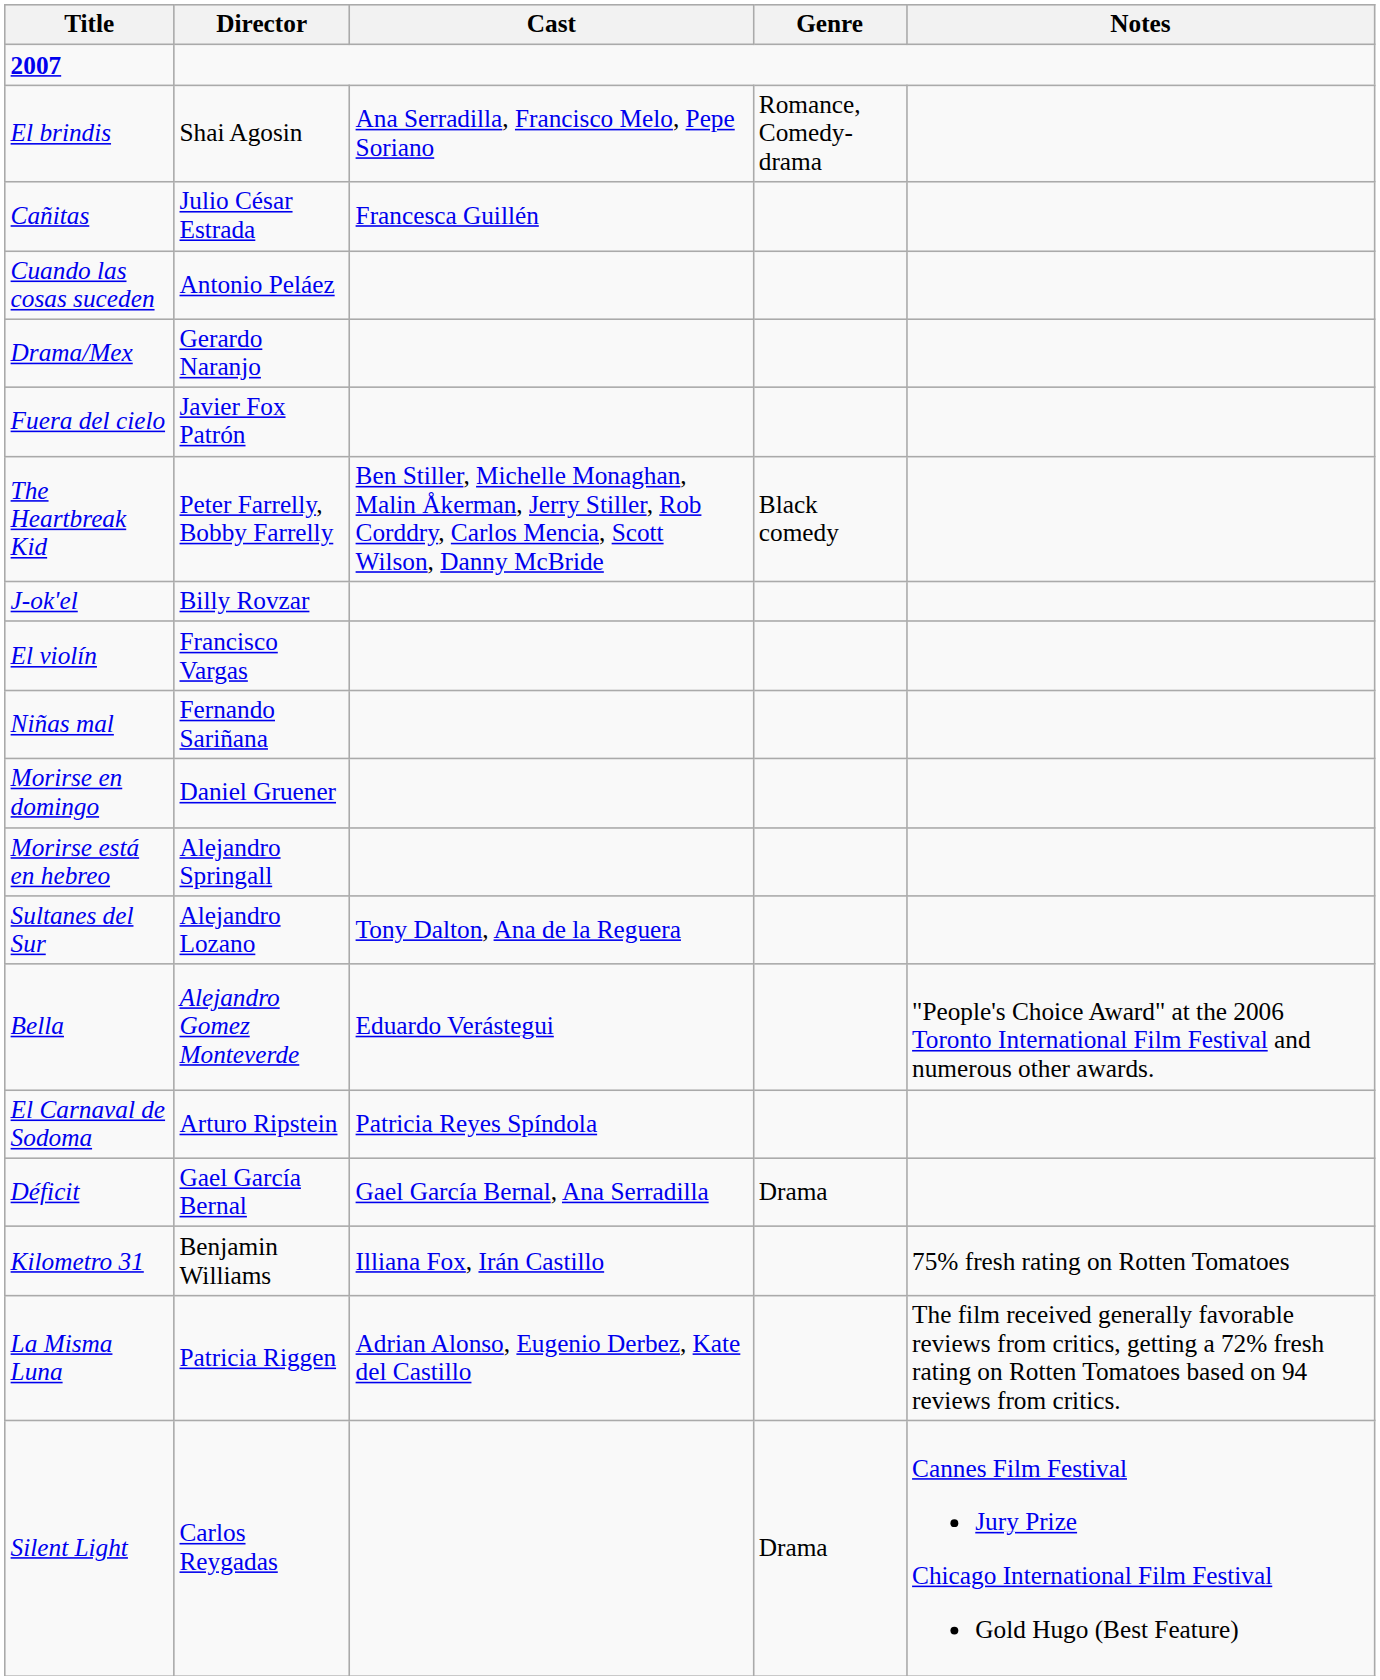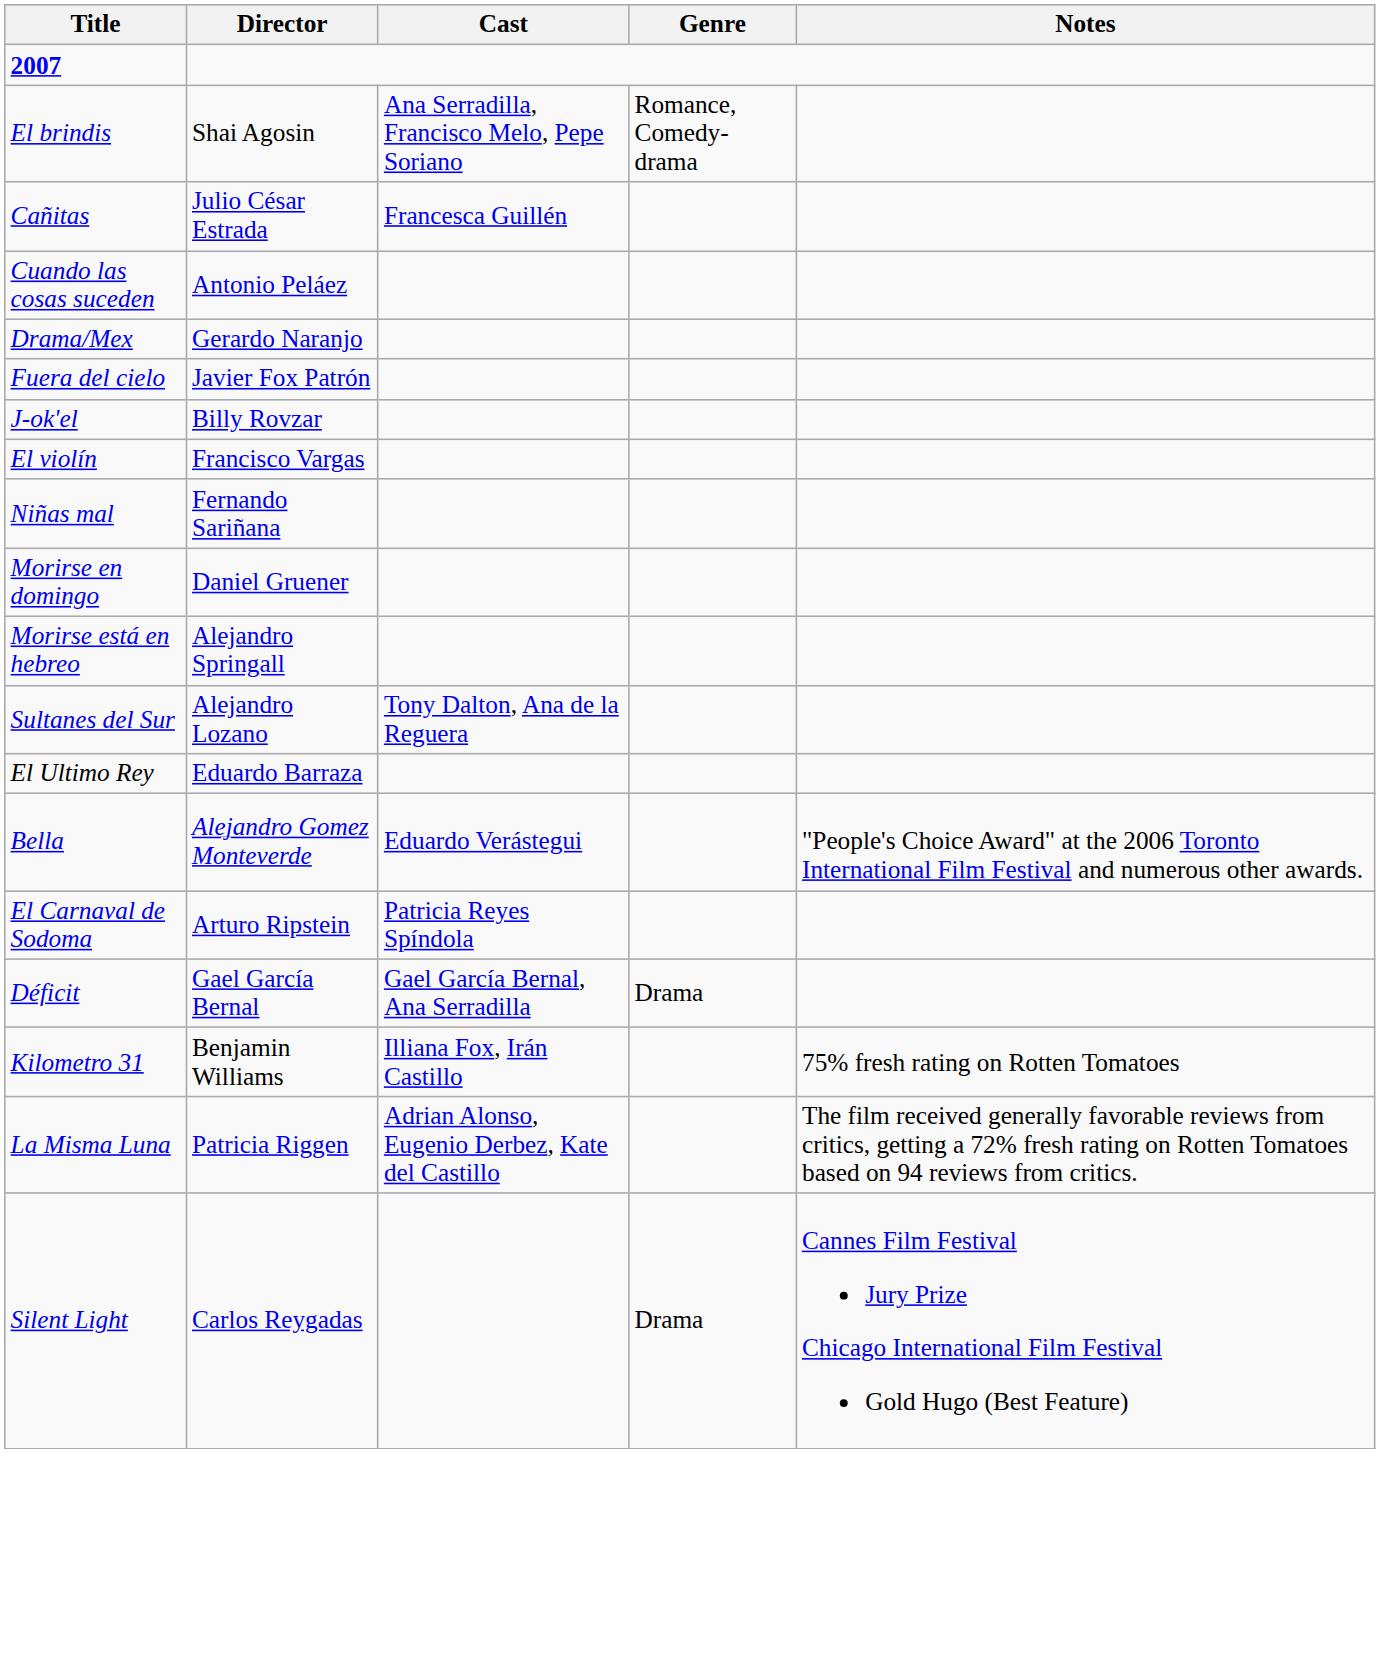- row: (68, 518)
+ row: (82, 773)
